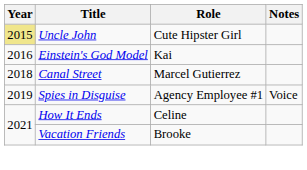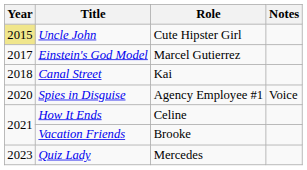(20, 54) 2016 -> (20, 54) 2017
(163, 54) Kai -> (197, 54) Marcel Gutierrez
(197, 74) Marcel Gutierrez -> (163, 74) Kai
(20, 94) 2019 -> (20, 94) 2020
+ row: (65, 154)
